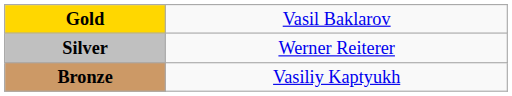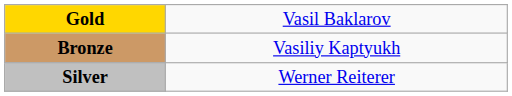rows swapped: (85, 47) <-> (85, 76)
